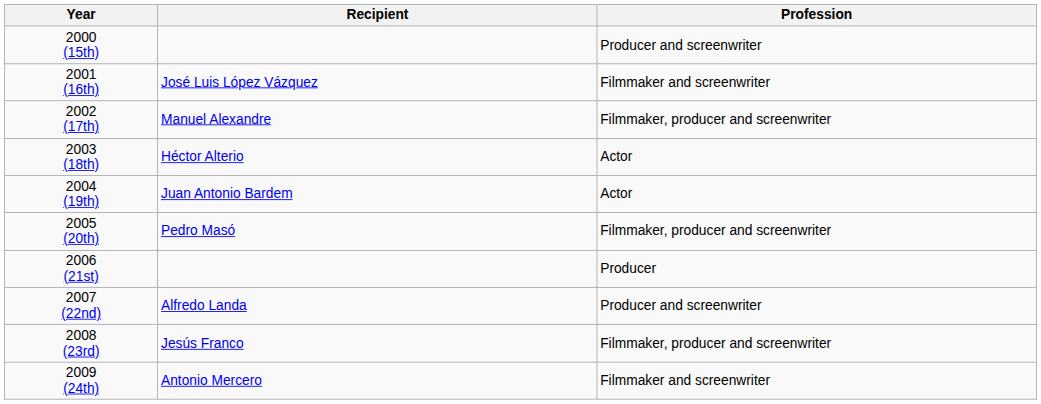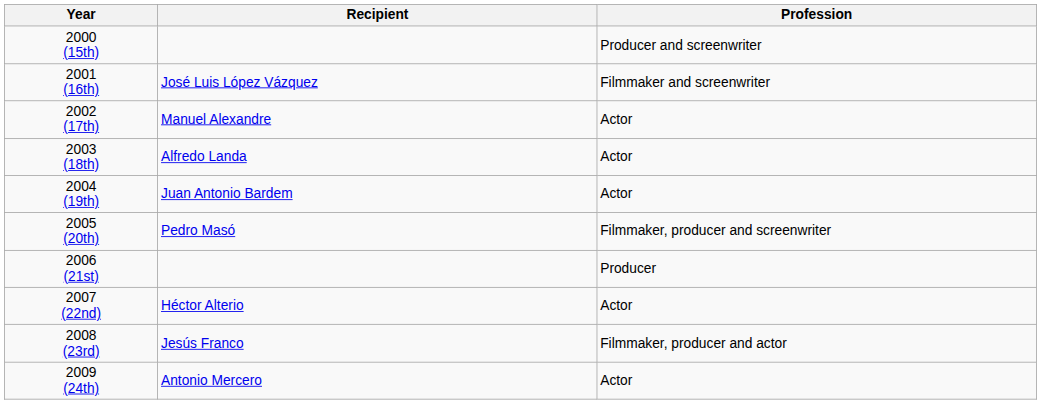(716, 119) Filmmaker, producer and screenwriter -> (616, 119) Actor
(202, 156) Héctor Alterio -> (204, 156) Alfredo Landa
(204, 306) Alfredo Landa -> (202, 306) Héctor Alterio
(681, 306) Producer and screenwriter -> (616, 306) Actor
(716, 343) Filmmaker, producer and screenwriter -> (694, 343) Filmmaker, producer and actor
(685, 380) Filmmaker and screenwriter -> (616, 380) Actor
